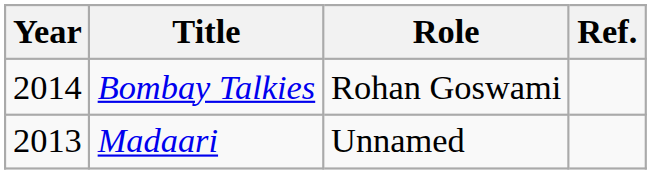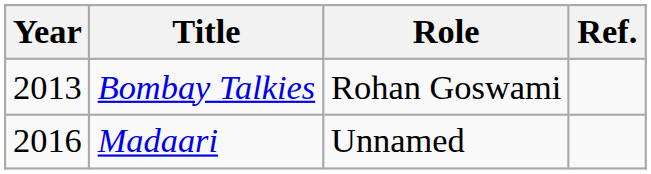(47, 86) 2014 -> (47, 86) 2013
(47, 140) 2013 -> (47, 140) 2016
